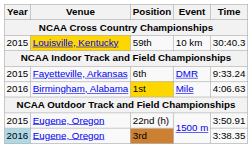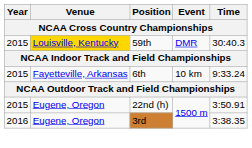(189, 43) 10 km -> (186, 43) DMR
(187, 74) DMR -> (188, 74) 10 km
- row: (139, 89)
(17, 136) lightblue background -> (17, 120) no background
